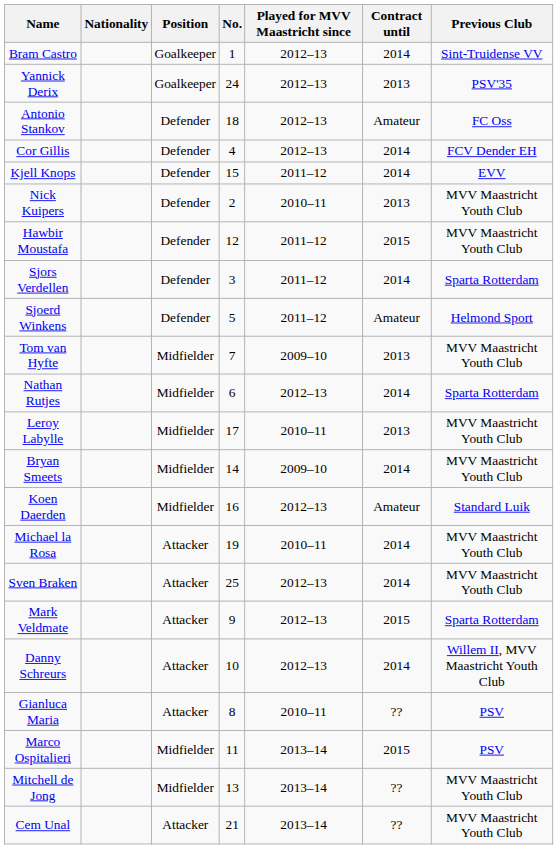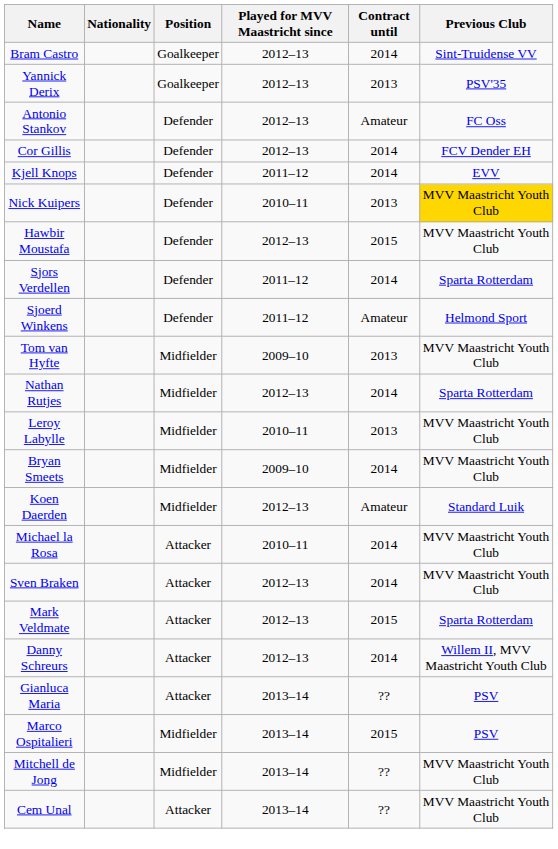- column: (232, 23)
(492, 203) no background -> (486, 203) gold background
(304, 241) 2011–12 -> (285, 241) 2012–13
(304, 711) 2010–11 -> (285, 696) 2013–14
